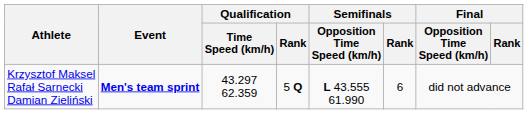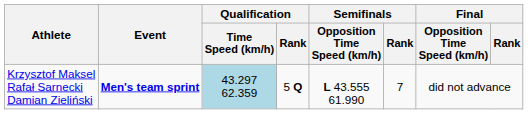(239, 87) no background -> (239, 87) lightblue background
(400, 87) 6 -> (400, 87) 7
